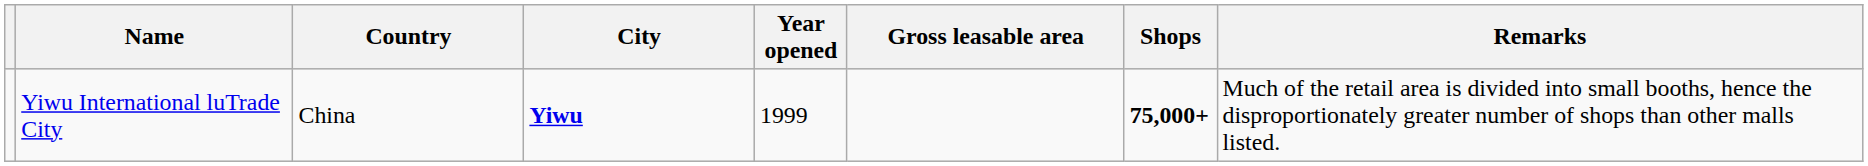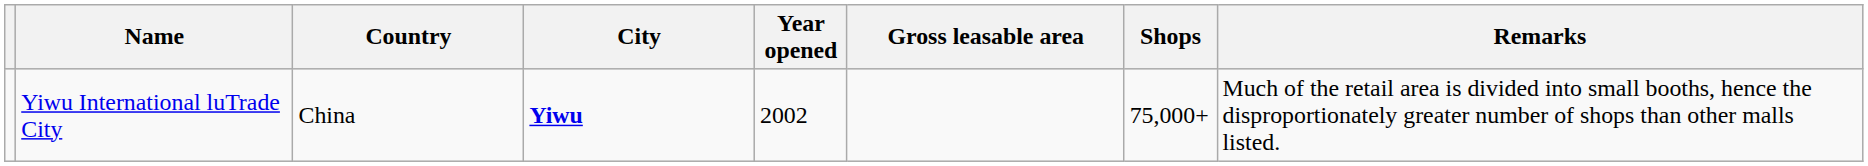(784, 114) 1999 -> (784, 114) 2002
(1169, 114) bold -> (1169, 114) normal
